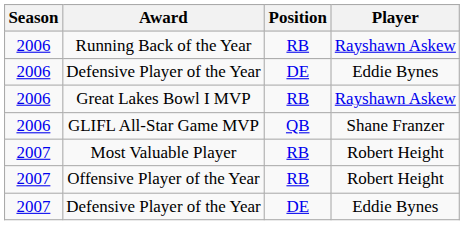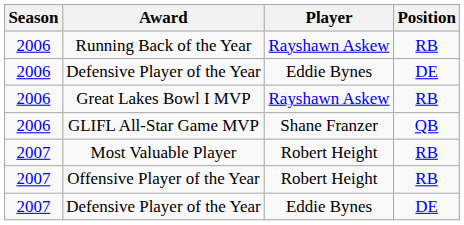columns swapped: (395, 17) <-> (298, 17)
